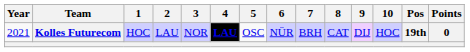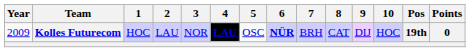(18, 32) 2021 -> (18, 32) 2009
(282, 32) normal -> (282, 32) bold
